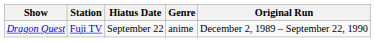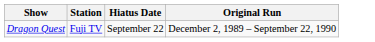- column: (182, 12)
